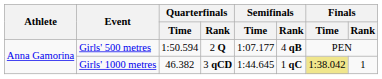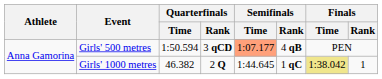(218, 48) 2 Q -> (218, 48) 3 qCD
(256, 48) no background -> (256, 48) lightsalmon background
(218, 65) 3 qCD -> (218, 65) 2 Q
